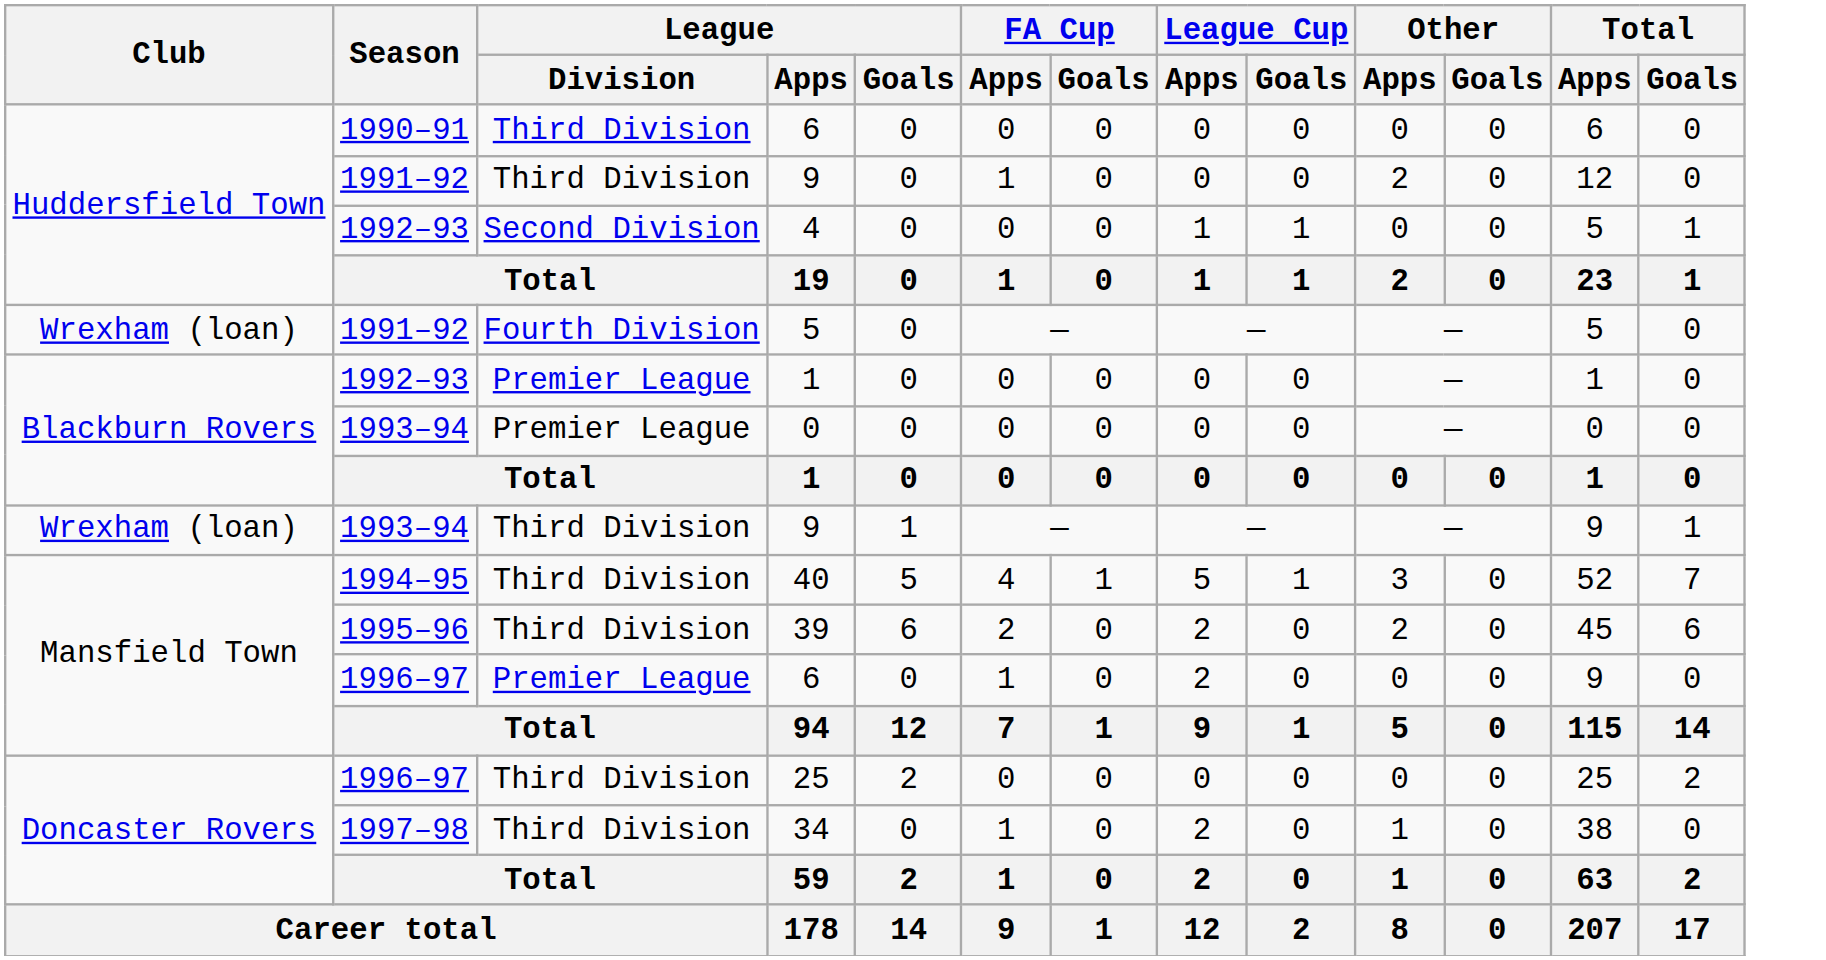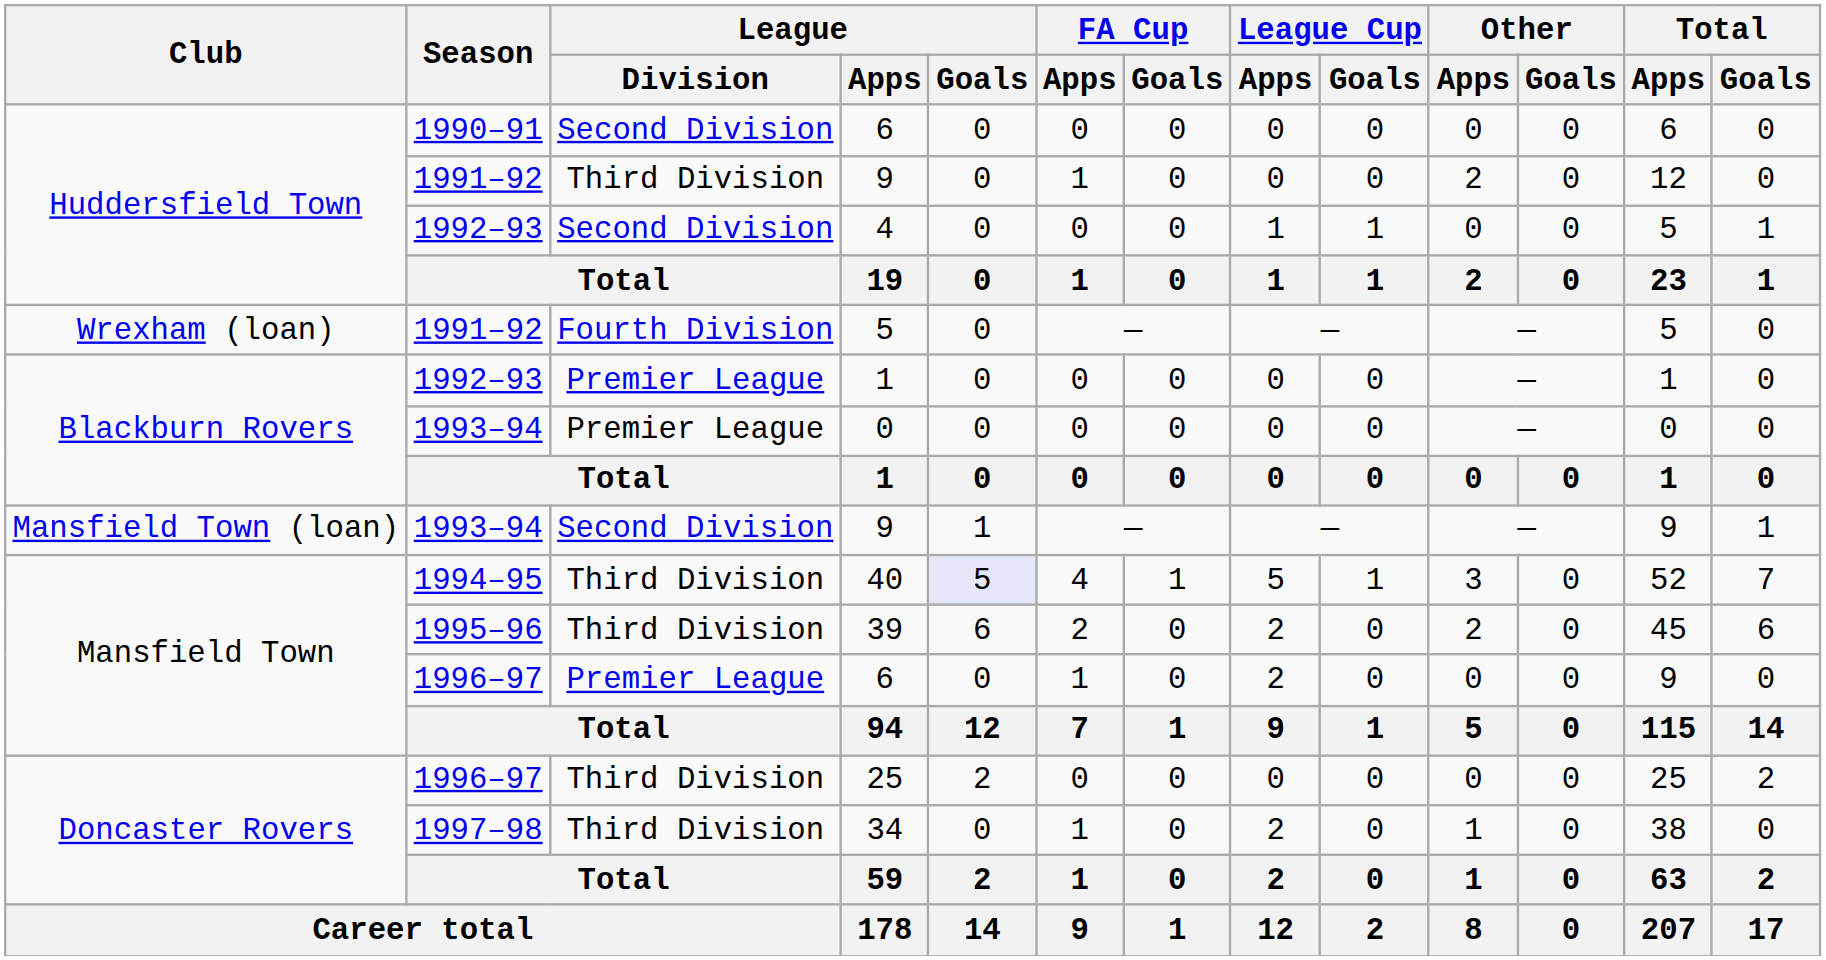(622, 130) Third Division -> (695, 130) Second Division
(169, 530) Wrexham (loan) -> (206, 530) Mansfield Town (loan)
(622, 530) Third Division -> (695, 530) Second Division
(909, 580) no background -> (982, 580) lavender background
